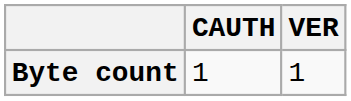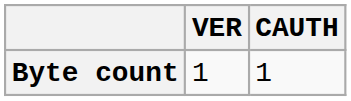columns swapped: (314, 28) <-> (234, 28)
